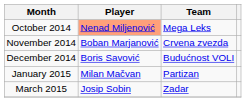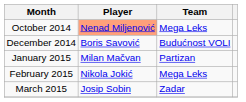- row: (41, 43)
+ row: (41, 74)
